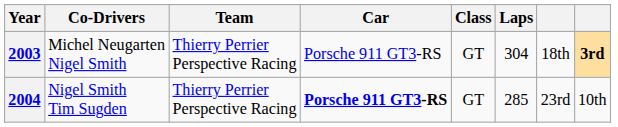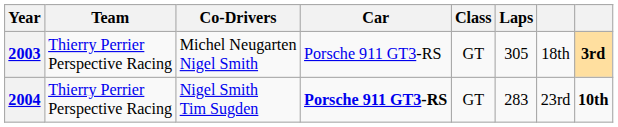columns swapped: (235, 18) <-> (107, 18)
(516, 54) 304 -> (516, 54) 305
(516, 99) 285 -> (516, 99) 283
(592, 99) normal -> (593, 99) bold
